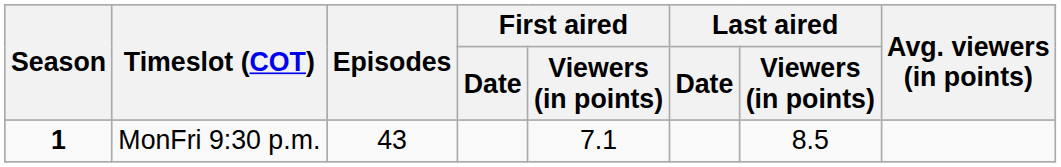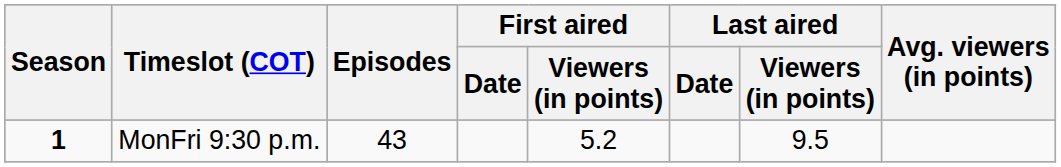(599, 140) 7.1 -> (599, 140) 5.2
(810, 140) 8.5 -> (810, 140) 9.5
